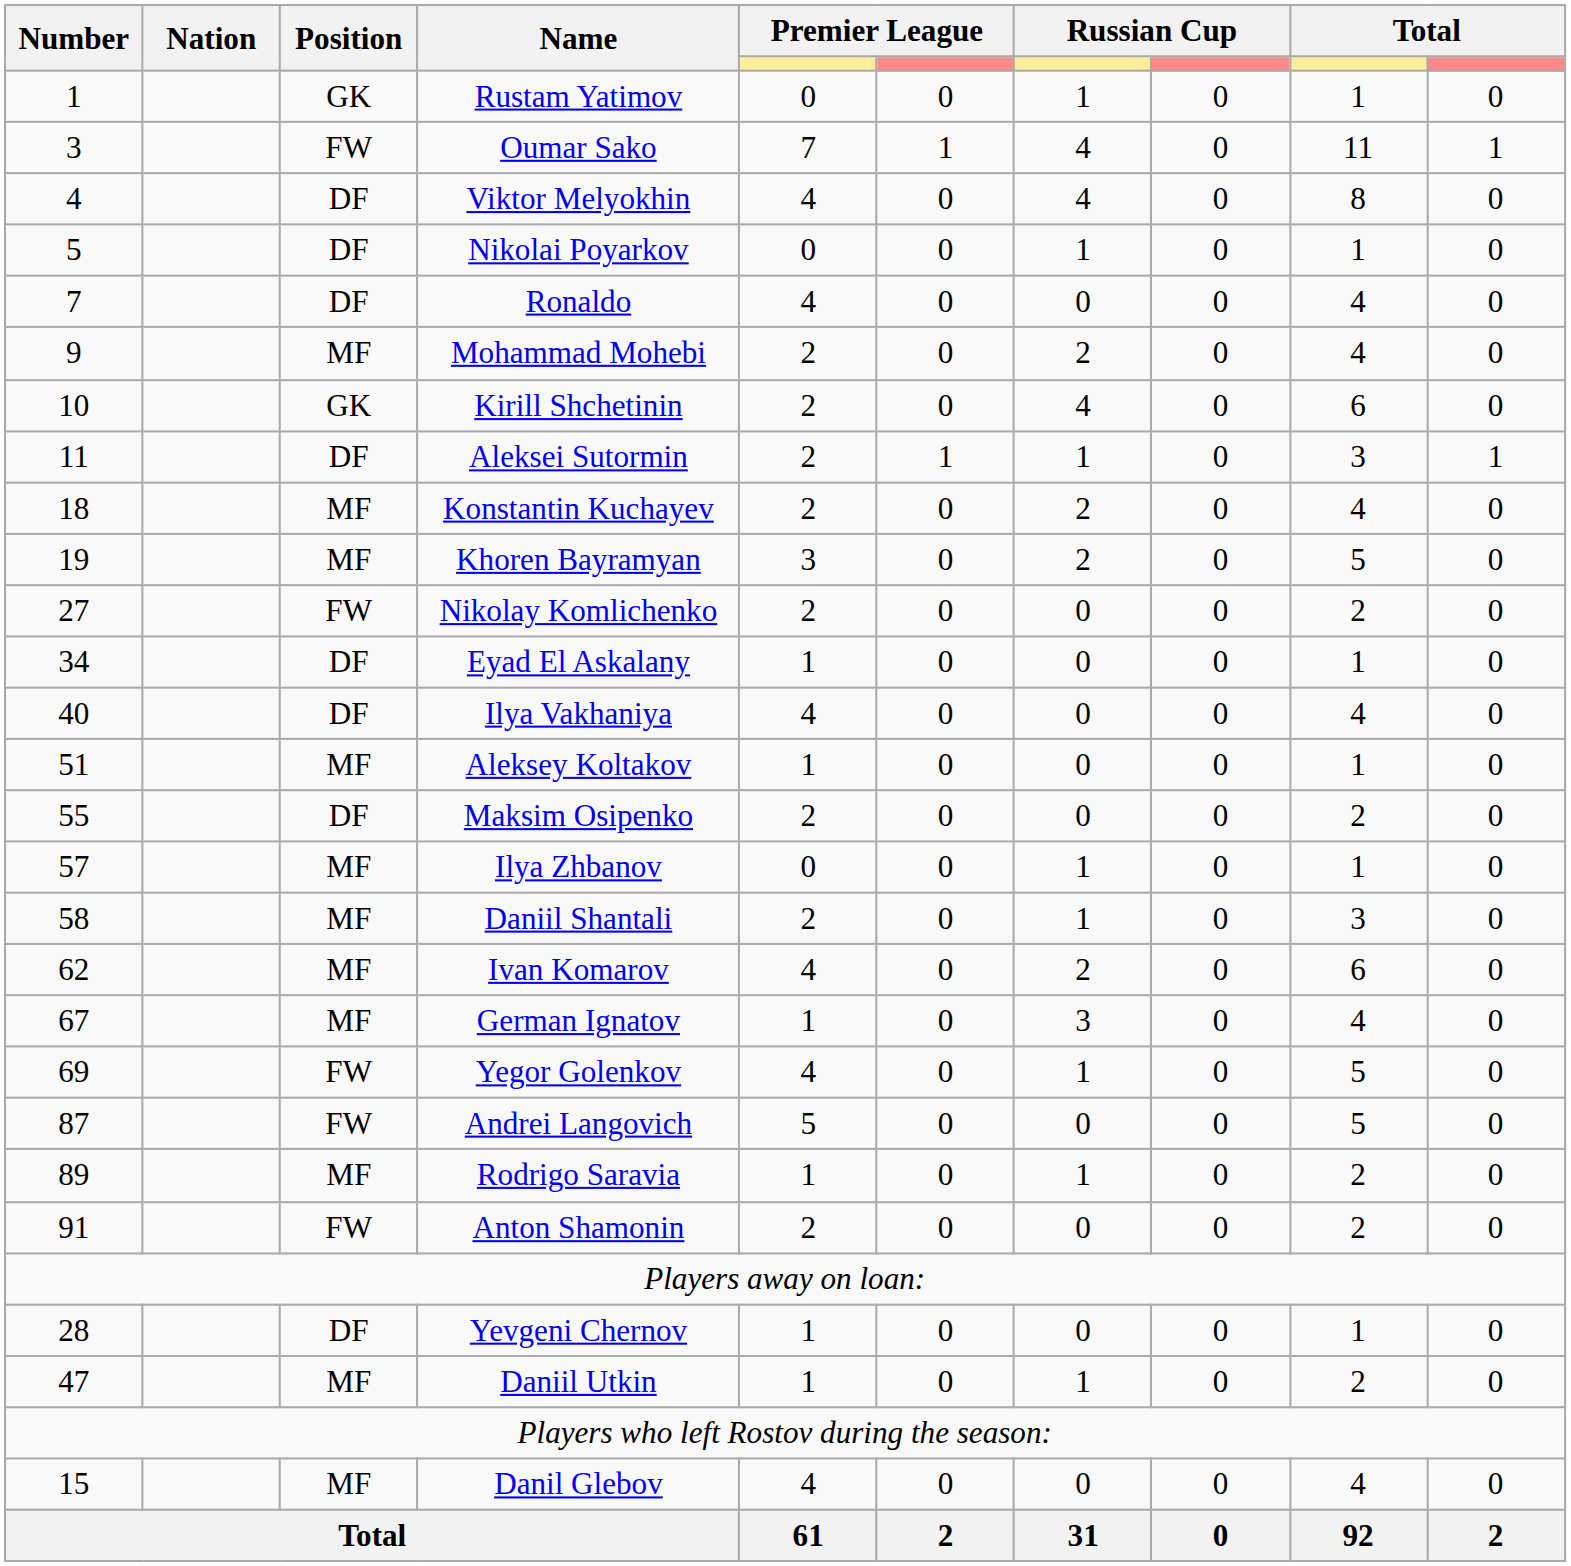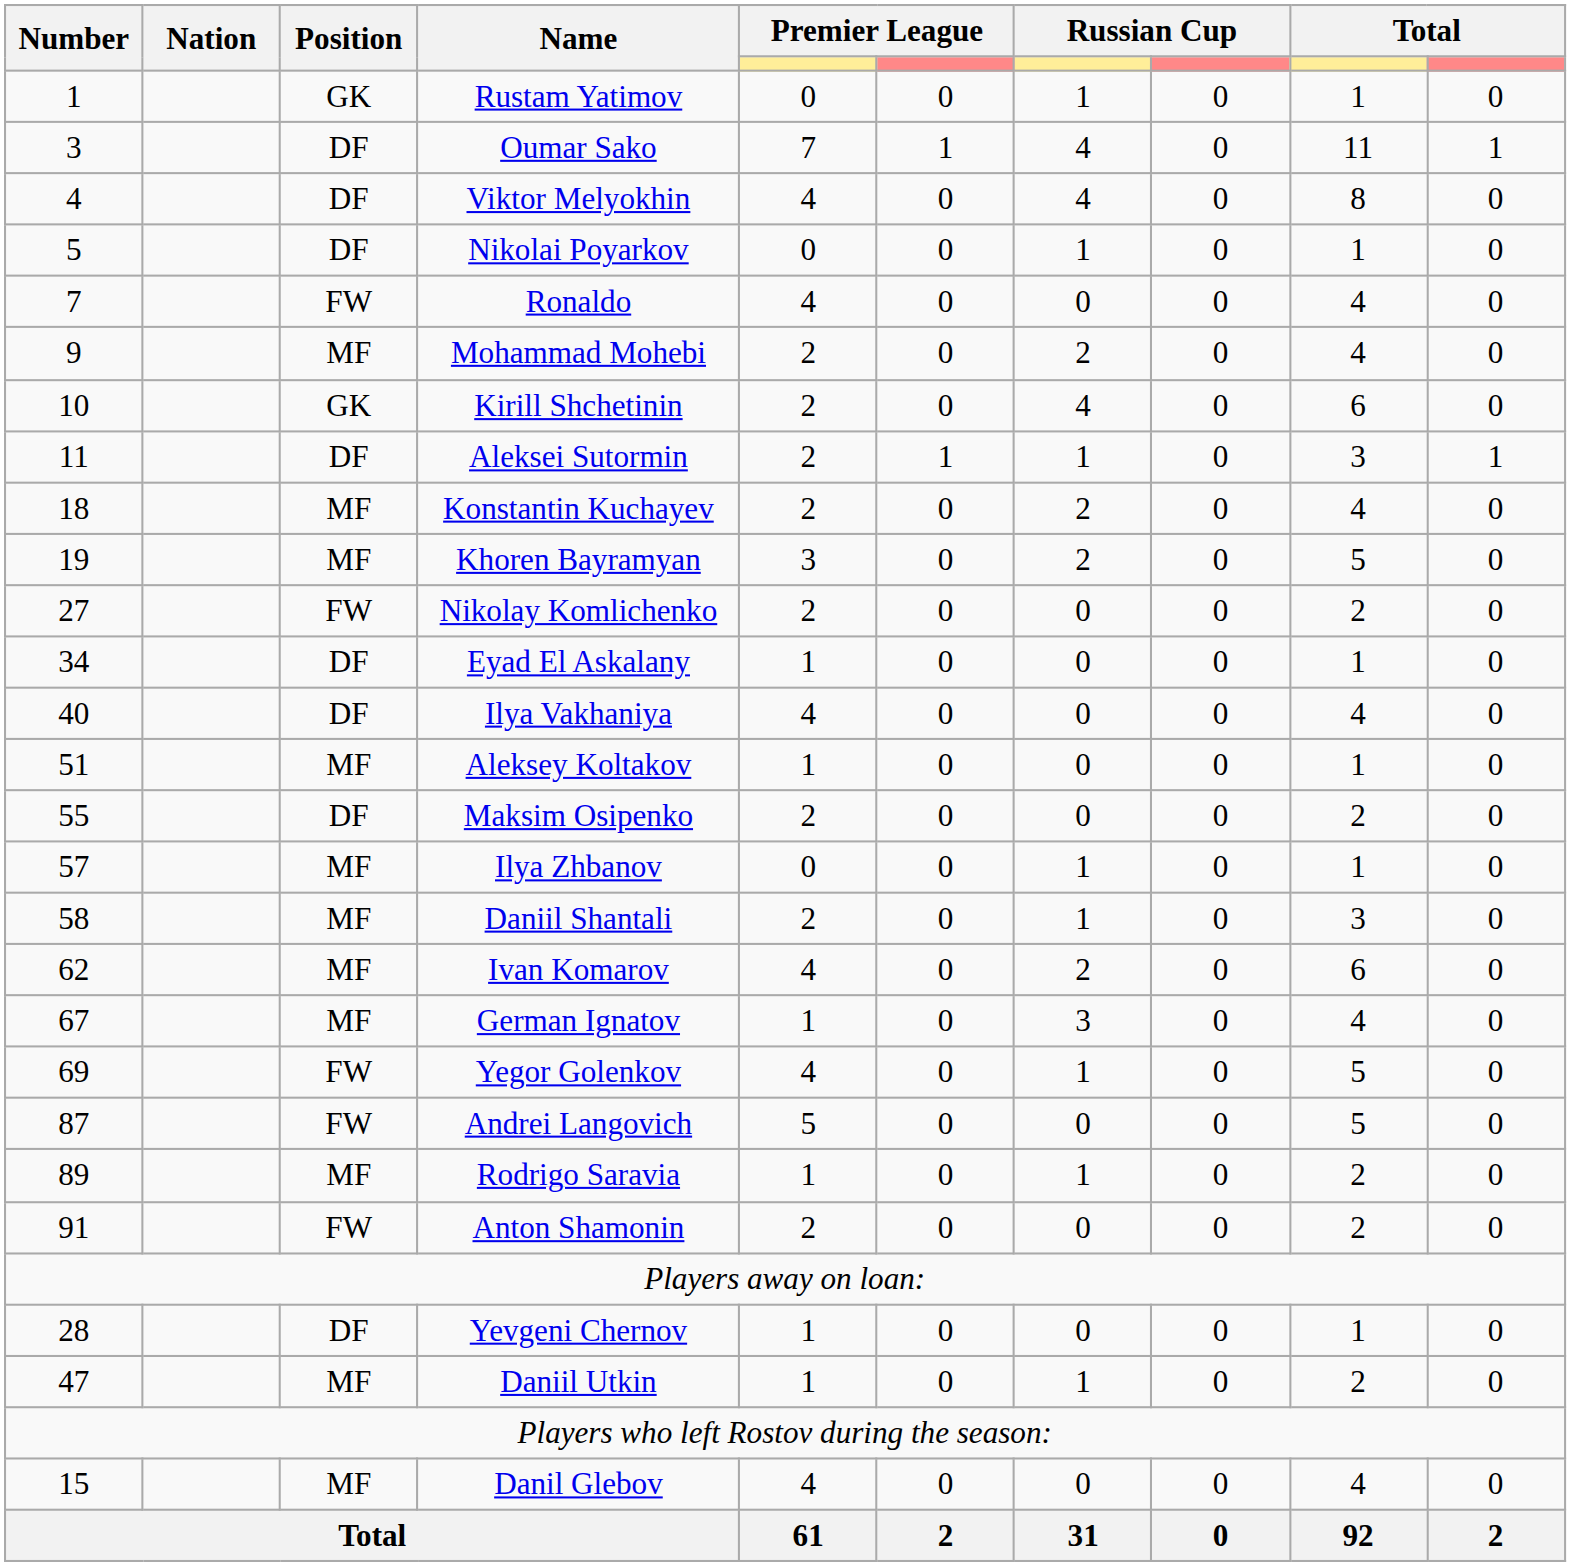(349, 147) FW -> (349, 147) DF
(349, 301) DF -> (349, 301) FW
